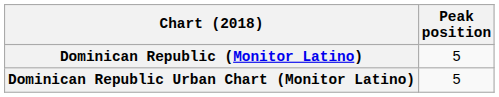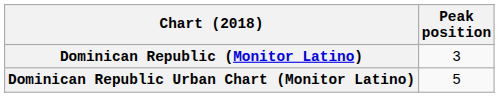(456, 56) 5 -> (456, 56) 3
